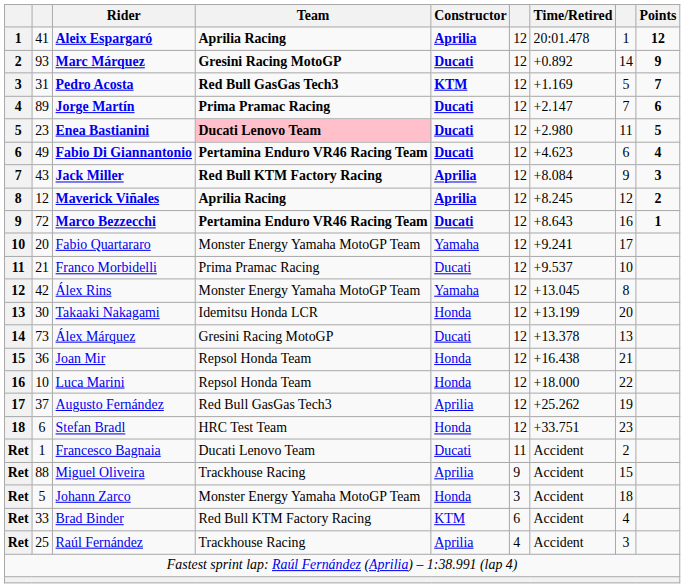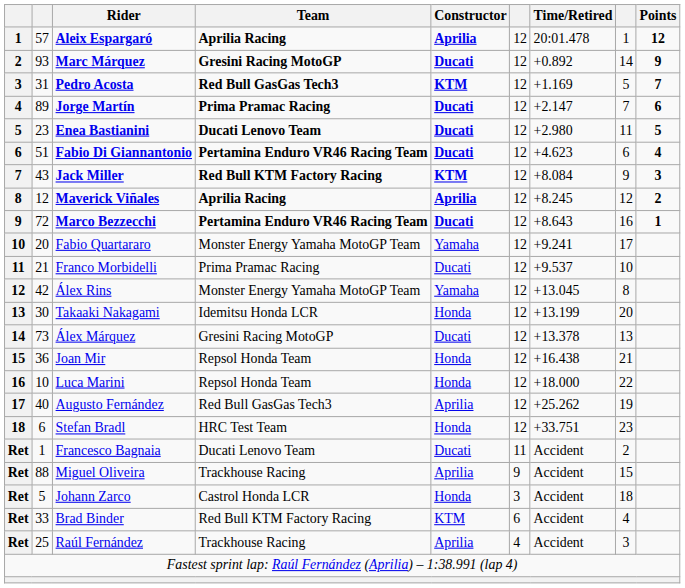(42, 38) 41 -> (42, 38) 57
(260, 129) pink background -> (260, 129) no background
(42, 152) 49 -> (42, 152) 51
(455, 175) Aprilia -> (451, 175) KTM
(42, 404) 37 -> (42, 404) 40
(309, 496) Monster Energy Yamaha MotoGP Team -> (254, 496) Castrol Honda LCR
